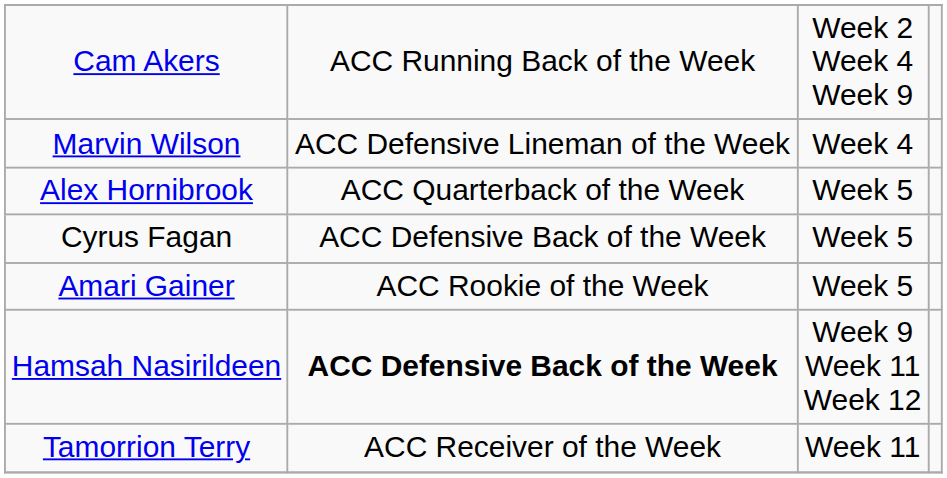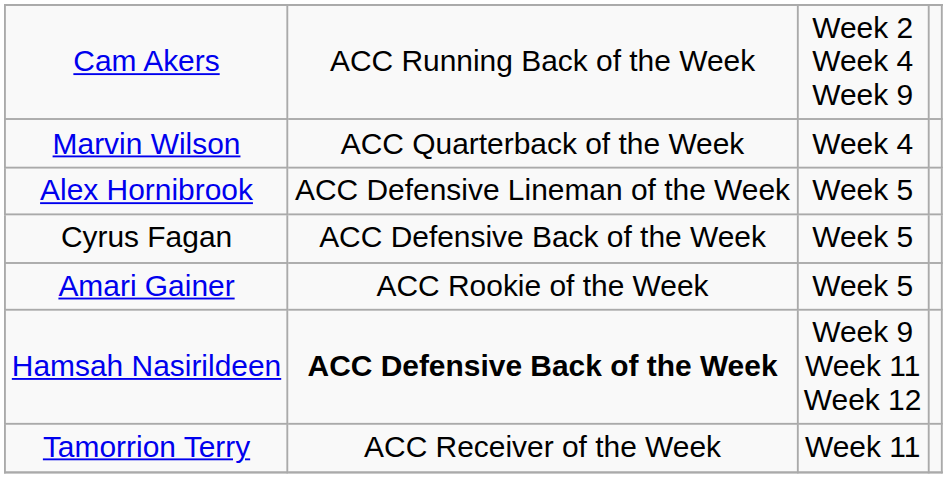(543, 142) ACC Defensive Lineman of the Week -> (543, 142) ACC Quarterback of the Week
(543, 190) ACC Quarterback of the Week -> (543, 190) ACC Defensive Lineman of the Week
